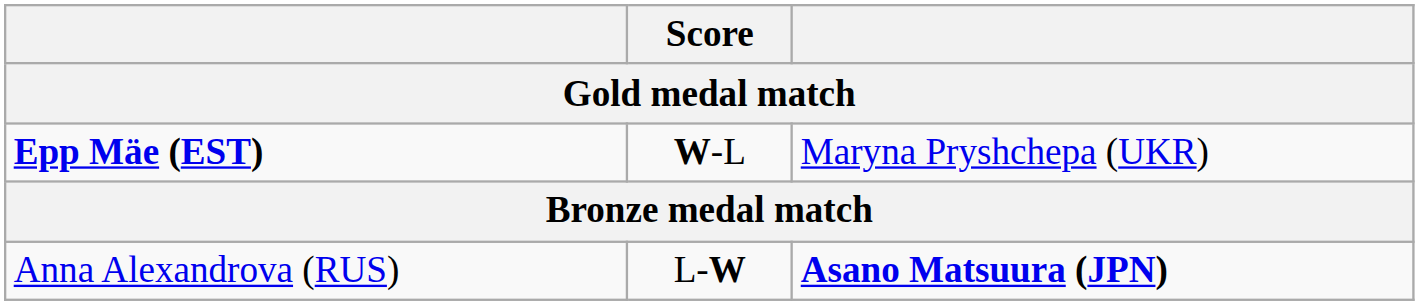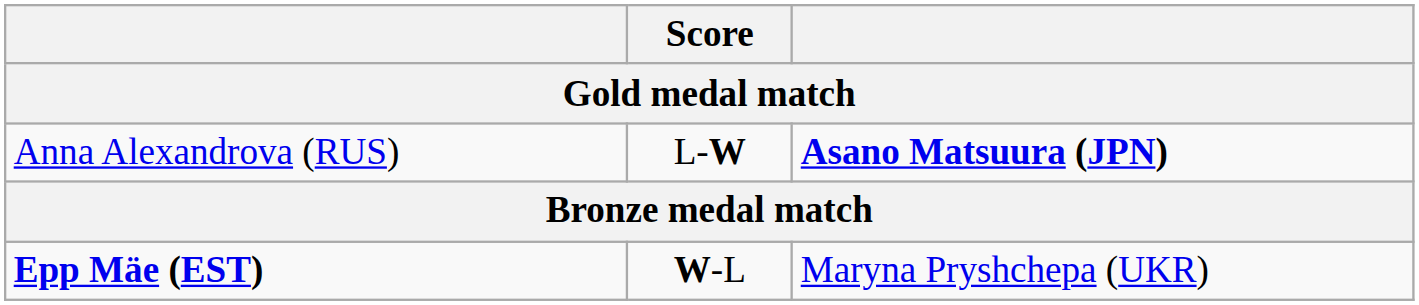rows swapped: (139, 151) <-> (206, 269)
